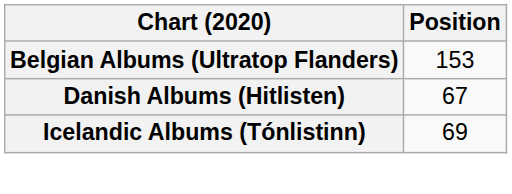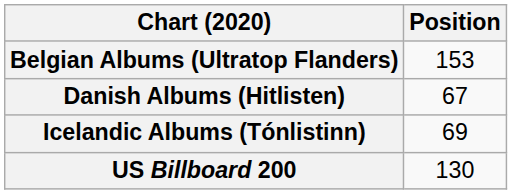+ row: (204, 170)
